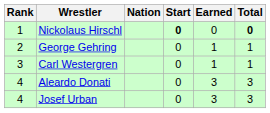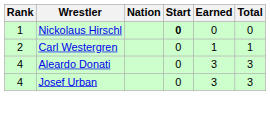(250, 30) bold -> (250, 30) normal
- row: (77, 47)
(20, 64) 3 -> (20, 47) 2
